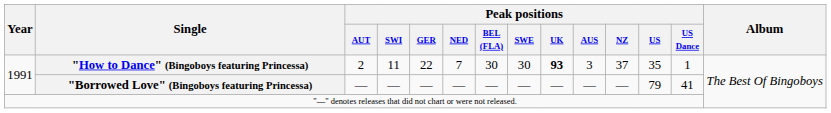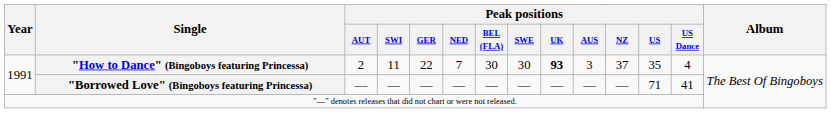(687, 64) 1 -> (687, 64) 4
(655, 84) 79 -> (655, 84) 71
